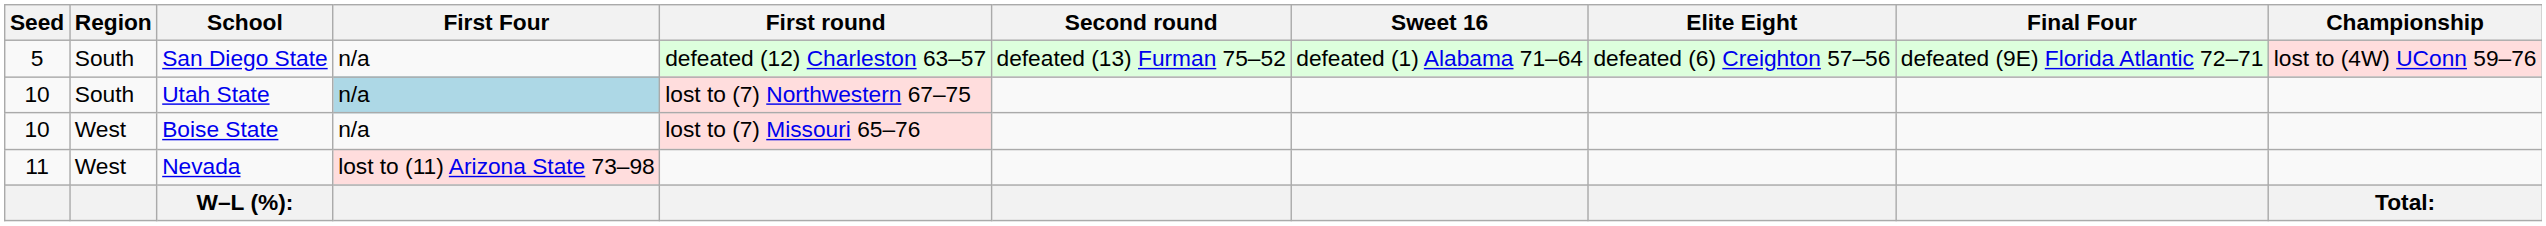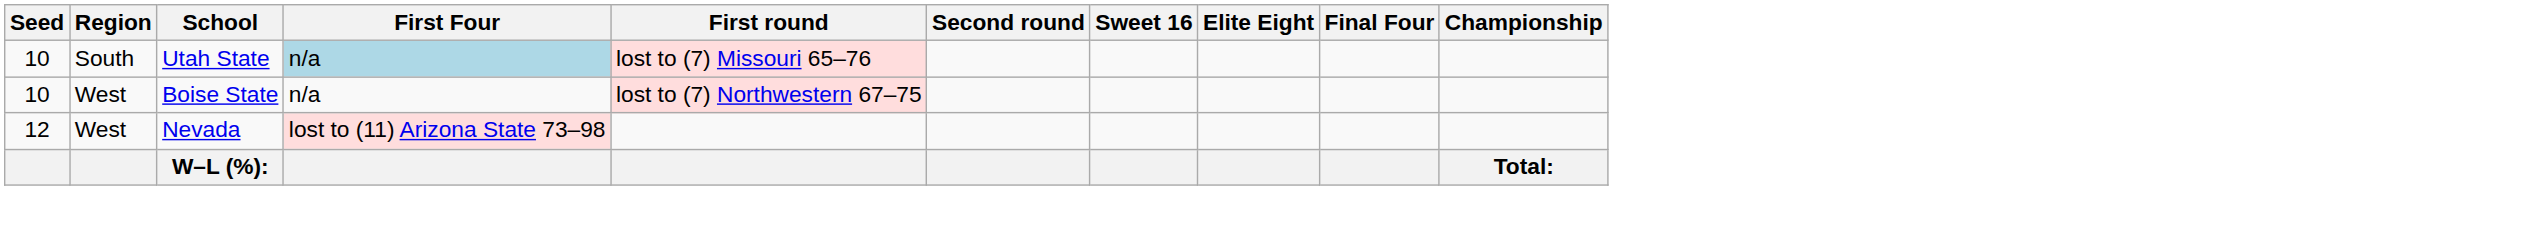- row: (245, 58)
(818, 94) lost to (7) Northwestern 67–75 -> (743, 58) lost to (7) Missouri 65–76
(793, 130) lost to (7) Missouri 65–76 -> (769, 94) lost to (7) Northwestern 67–75
(37, 166) 11 -> (37, 130) 12
